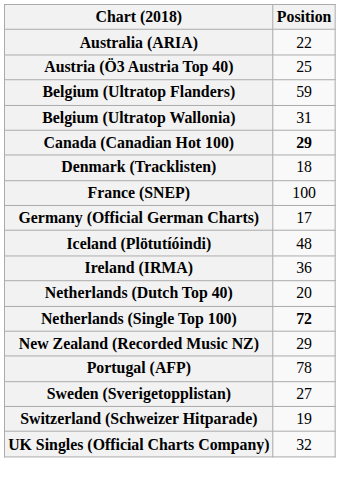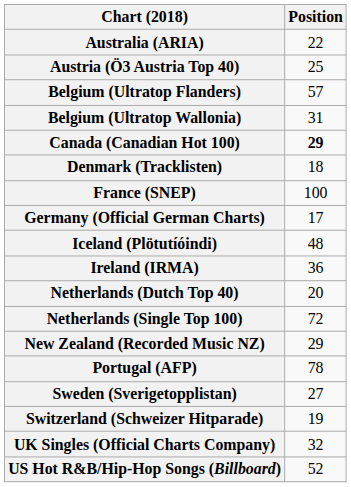(304, 92) 59 -> (316, 92) 57
(304, 318) bold -> (316, 318) normal
+ row: (145, 469)
